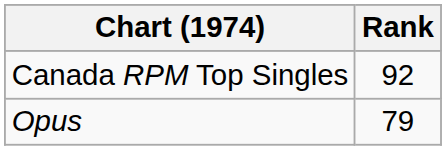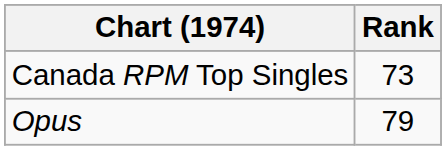(398, 74) 92 -> (398, 74) 73
